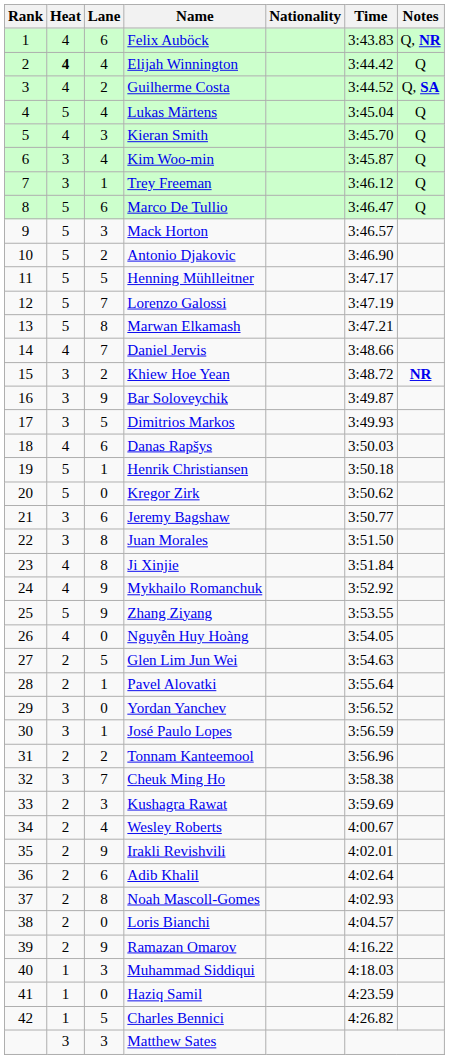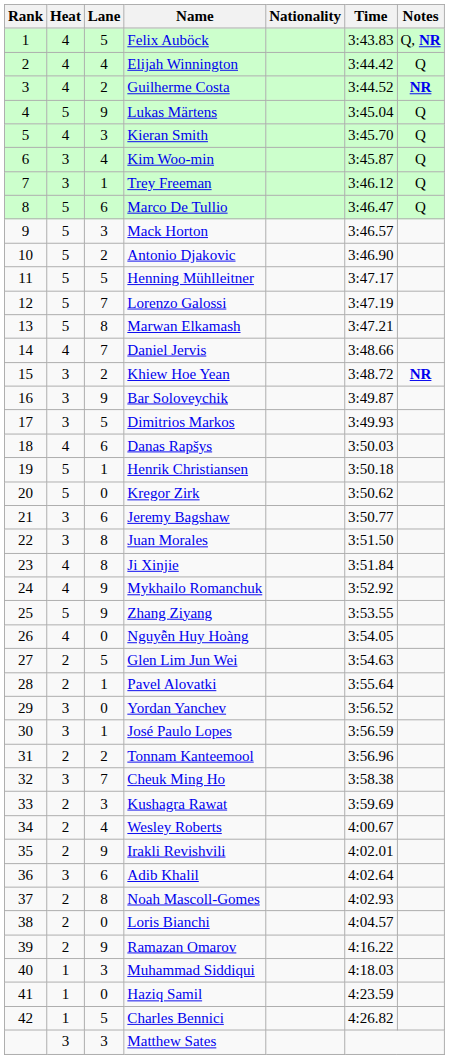(104, 40) 6 -> (104, 40) 5
(65, 64) bold -> (65, 64) normal
(421, 87) Q, SA -> (421, 87) NR
(104, 111) 4 -> (104, 111) 9
(65, 875) 2 -> (65, 875) 3
